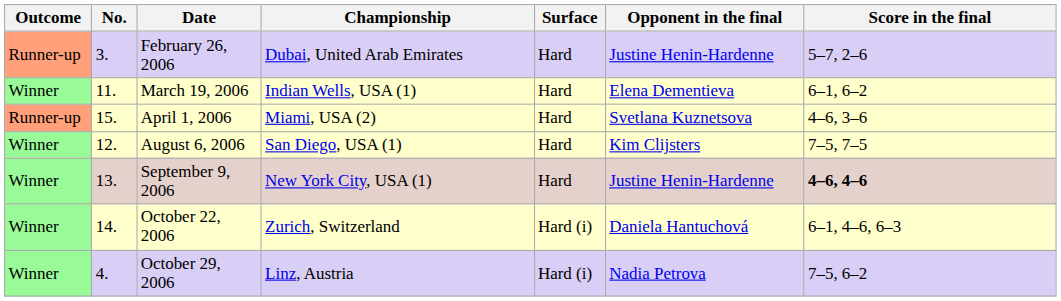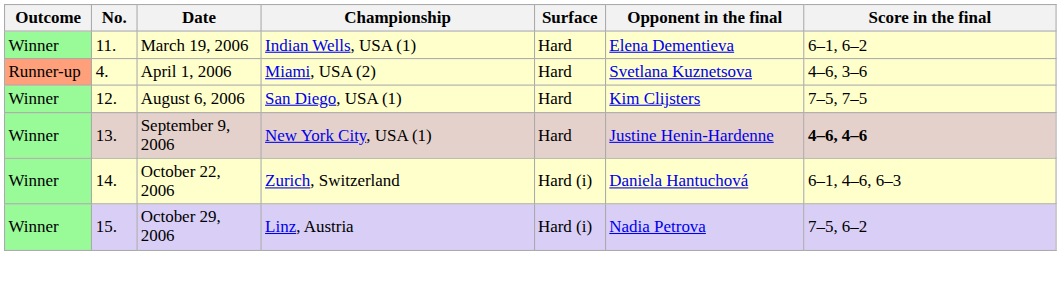- row: (184, 54)
(106, 117) 15. -> (102, 71) 4.
(102, 273) 4. -> (106, 227) 15.
